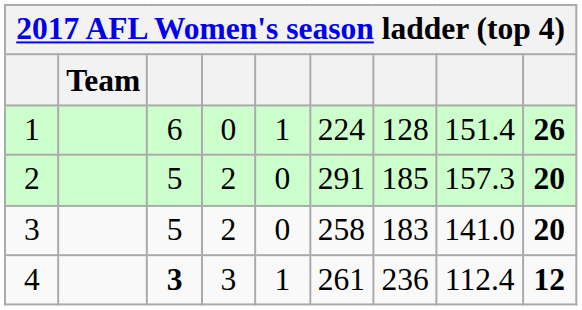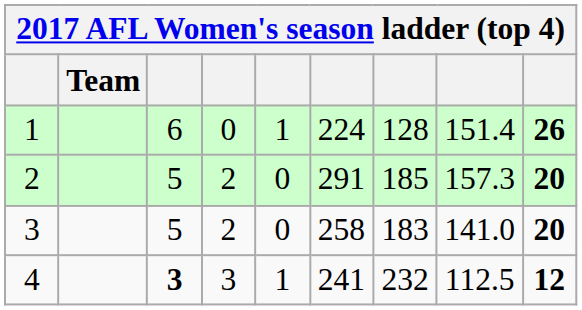(341, 279) 261 -> (341, 279) 241
(405, 279) 236 -> (405, 279) 232
(480, 279) 112.4 -> (480, 279) 112.5
